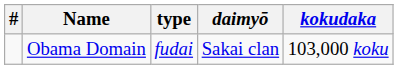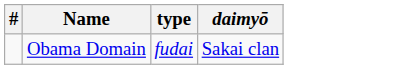- column: (338, 19)
